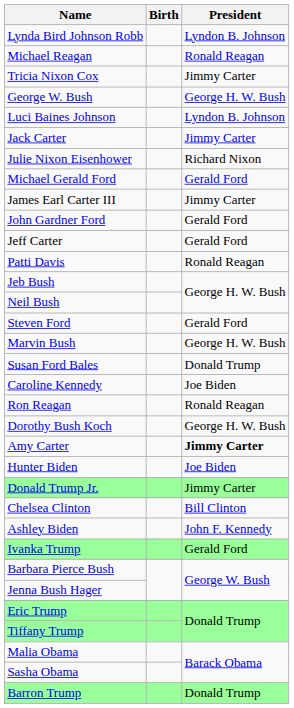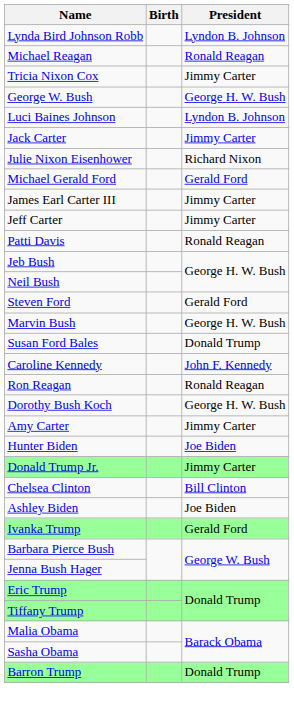- row: (56, 220)
(216, 240) Gerald Ford -> (220, 220) Jimmy Carter
(210, 384) Joe Biden -> (228, 364) John F. Kennedy
(224, 446) bold -> (220, 425) normal
(228, 528) John F. Kennedy -> (210, 508) Joe Biden
